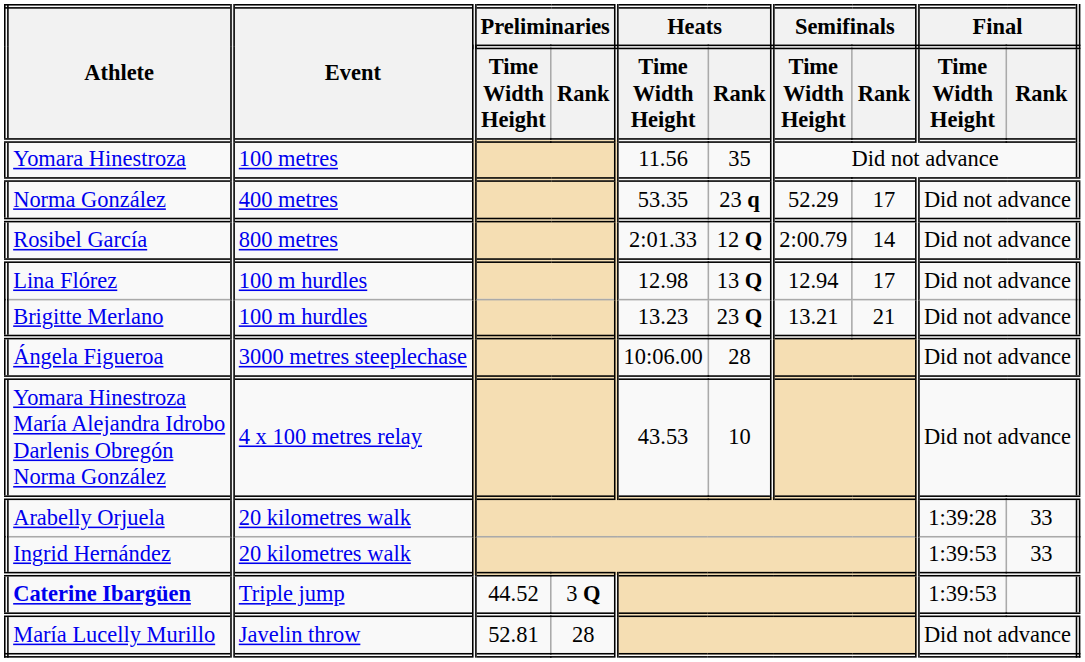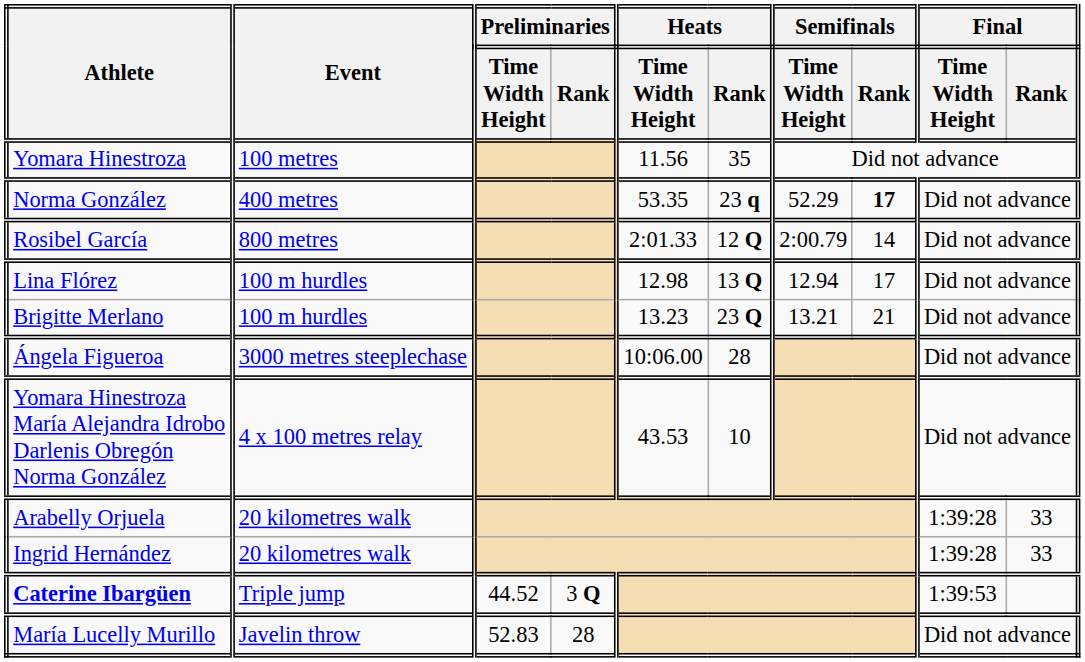(884, 200) normal -> (884, 200) bold
(963, 554) 1:39:53 -> (963, 554) 1:39:28
(513, 634) 52.81 -> (513, 634) 52.83
